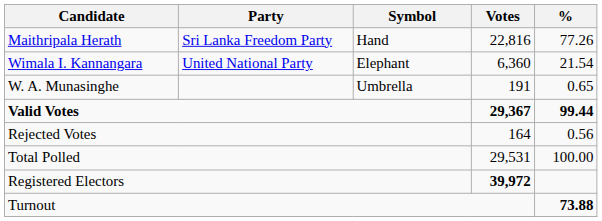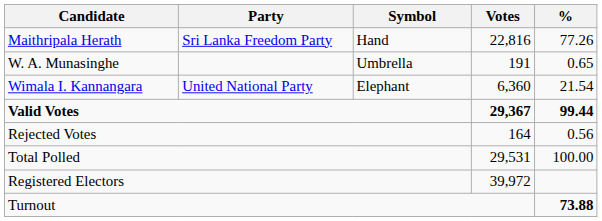rows swapped: (75, 63) <-> (63, 87)
(510, 181) bold -> (510, 181) normal
